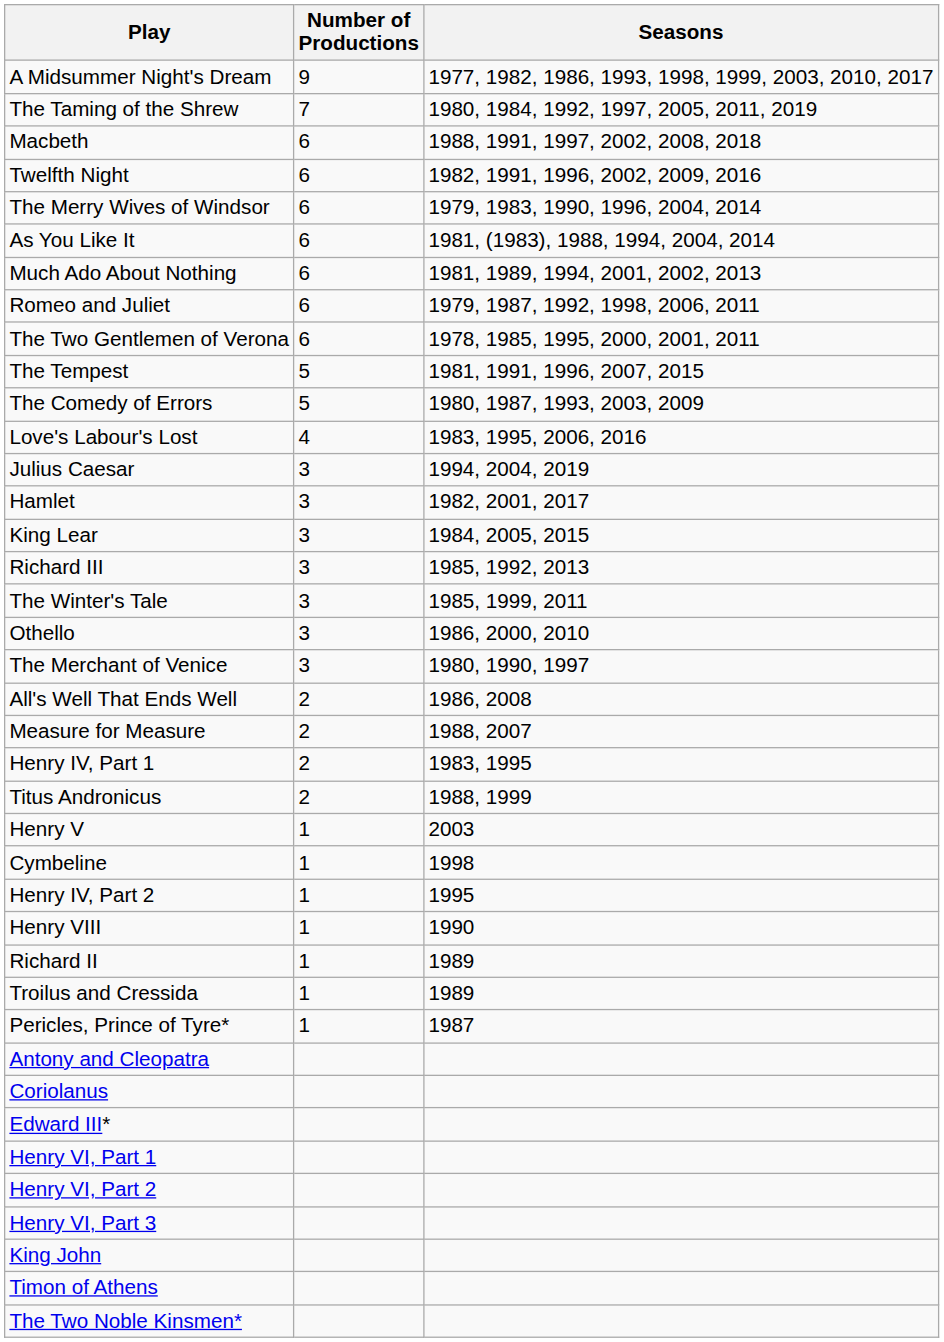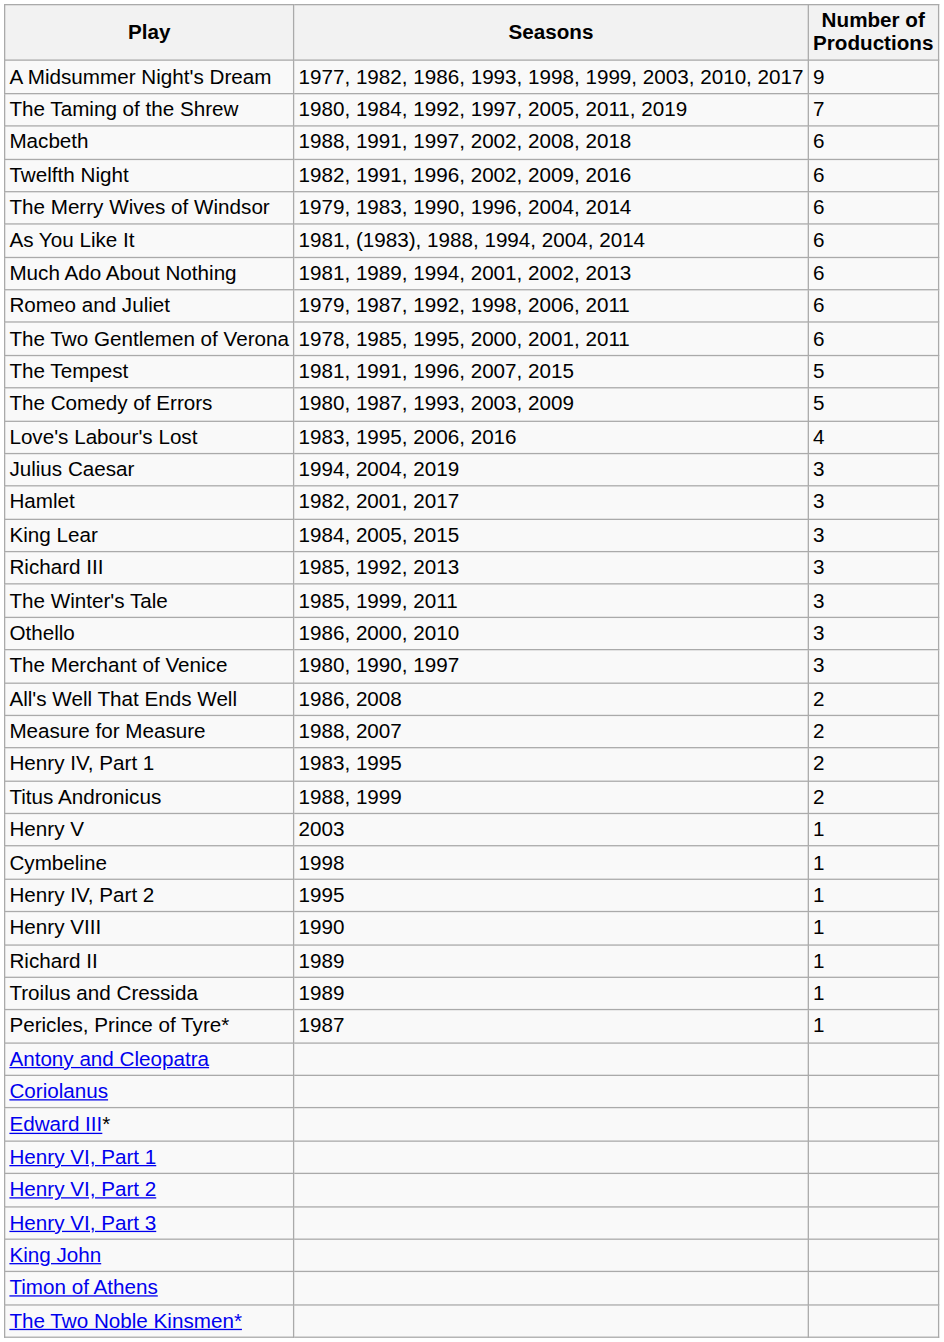columns swapped: (359, 32) <-> (681, 32)
